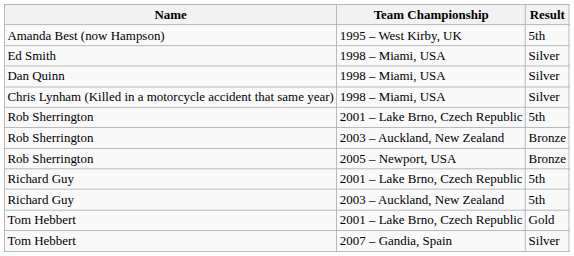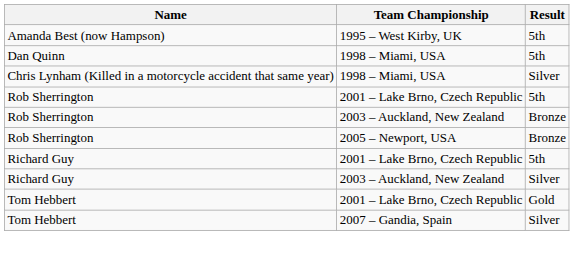- row: (32, 55)
(544, 76) Silver -> (537, 55) 5th
(537, 199) 5th -> (544, 179) Silver
